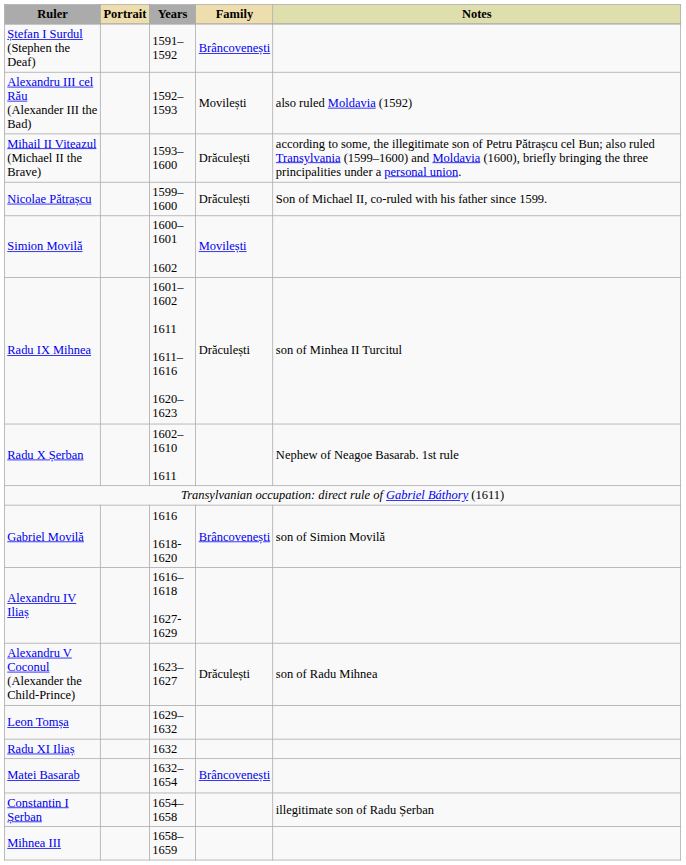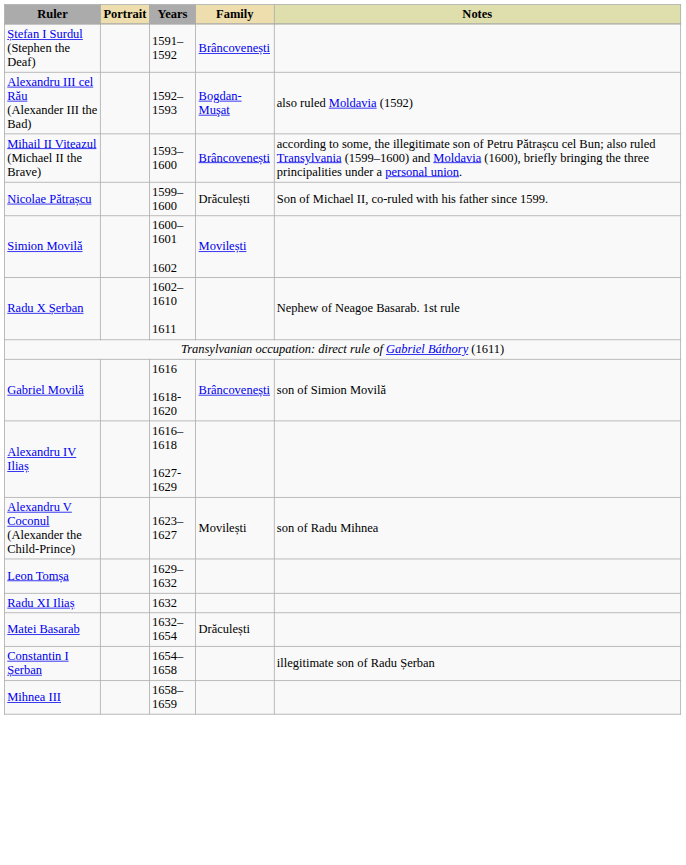(223, 103) Movilești -> (220, 103) Bogdan-Muşat
(224, 158) Drăculești -> (234, 158) Brâncovenești
- row: (49, 350)
(224, 674) Drăculești -> (223, 528) Movilești
(234, 775) Brâncovenești -> (224, 629) Drăculești
